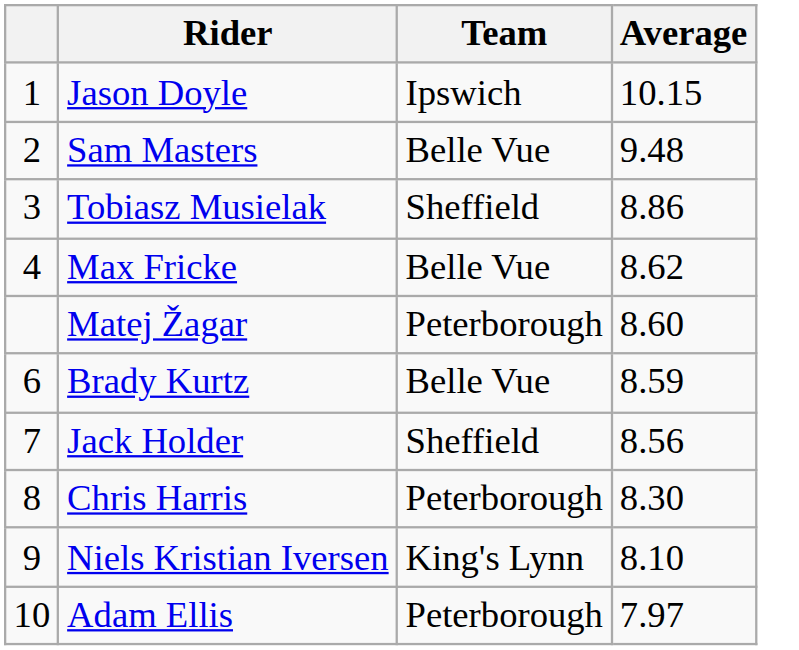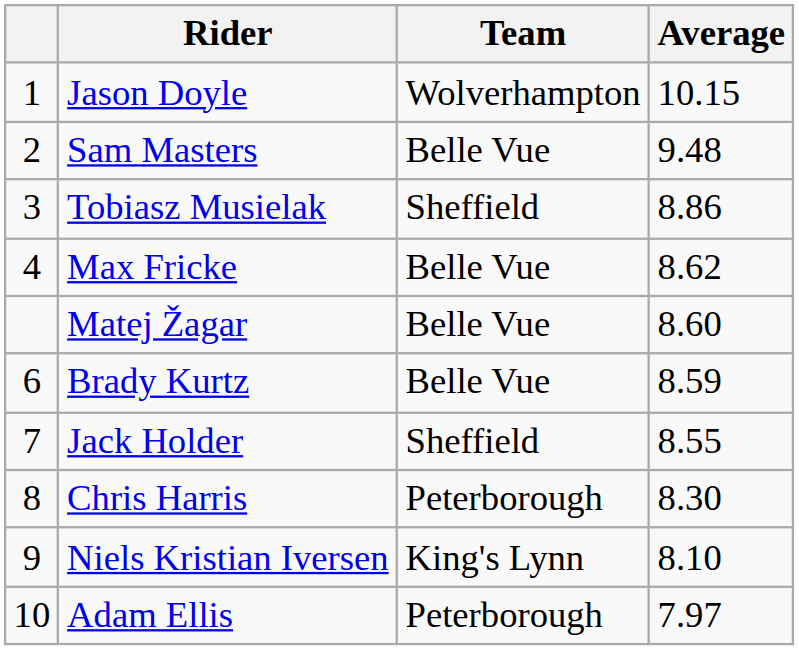(464, 91) Ipswich -> (523, 91) Wolverhampton
(504, 324) Peterborough -> (478, 324) Belle Vue
(652, 440) 8.56 -> (690, 440) 8.55
